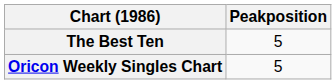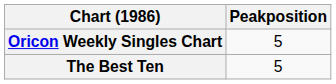rows swapped: (115, 66) <-> (115, 41)
